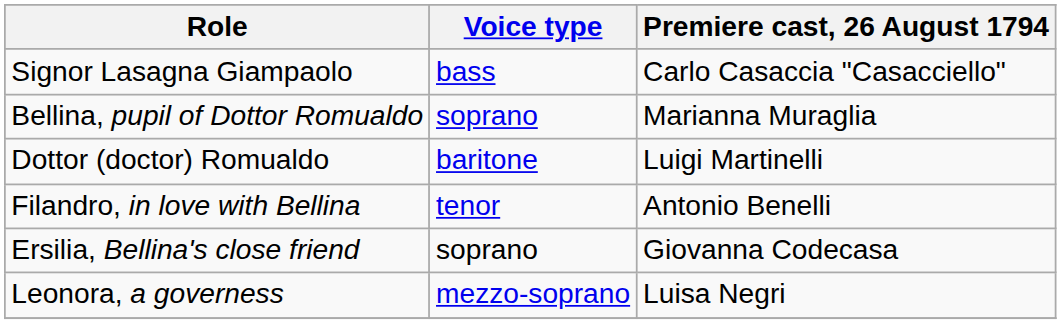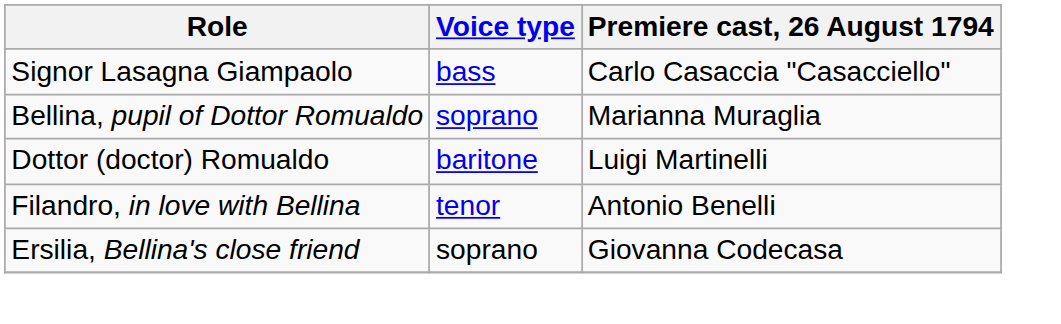- row: (148, 294)
